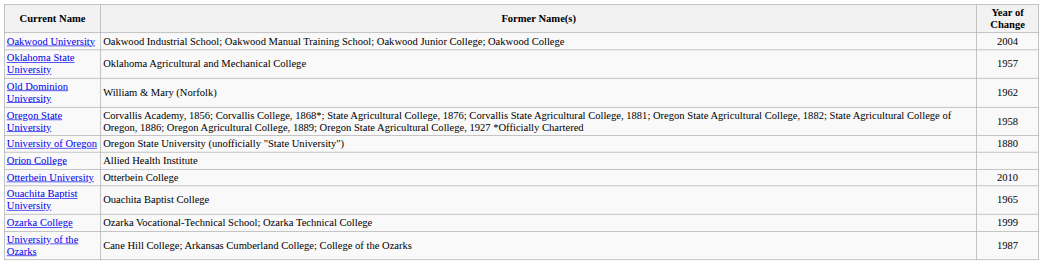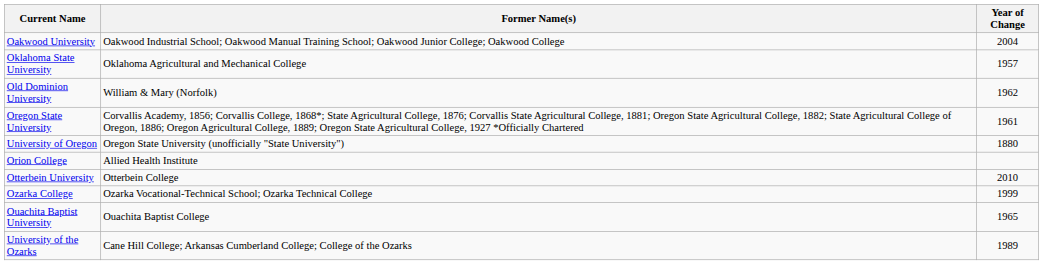(1008, 121) 1958 -> (1008, 121) 1961
rows swapped: (42, 200) <-> (40, 223)
(1008, 245) 1987 -> (1008, 245) 1989
